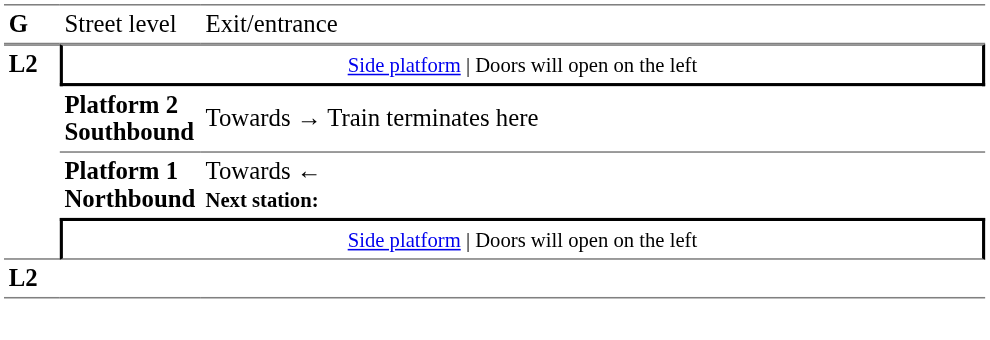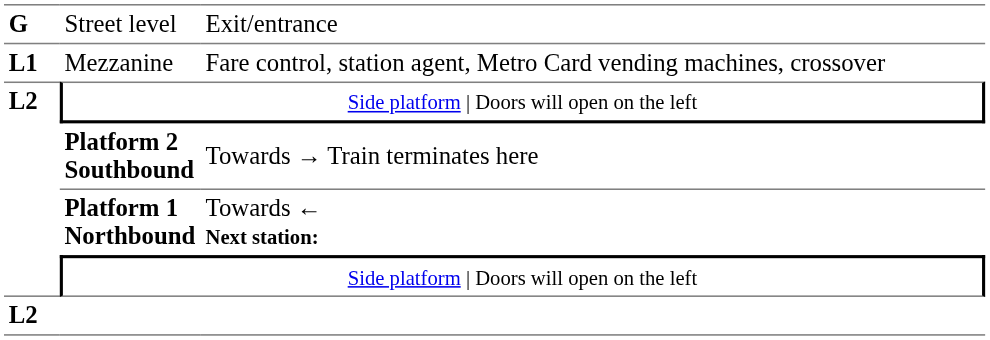+ row: (119, 62)
